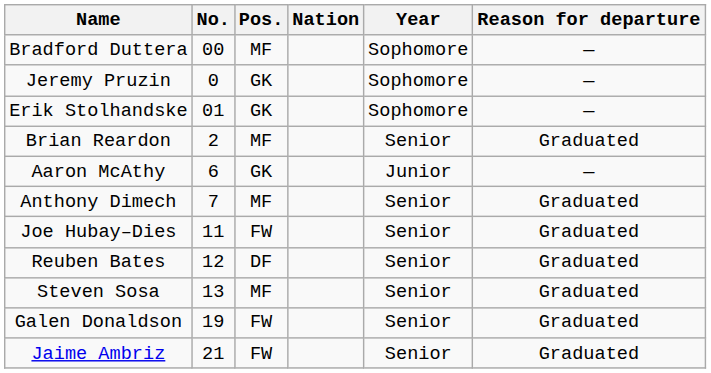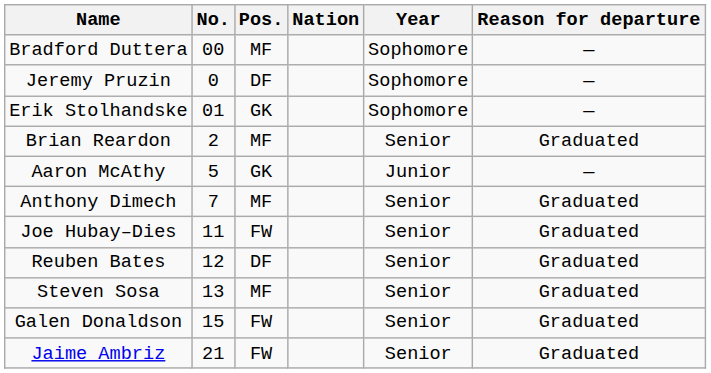(261, 80) GK -> (261, 80) DF
(213, 171) 6 -> (213, 171) 5
(213, 323) 19 -> (213, 323) 15
